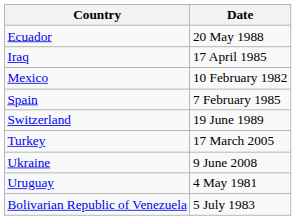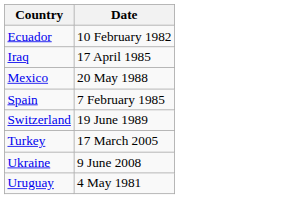(228, 36) 20 May 1988 -> (124, 36) 10 February 1982
(240, 78) 10 February 1982 -> (112, 78) 20 May 1988
- row: (97, 204)
